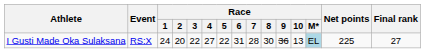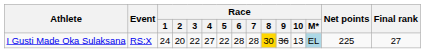(239, 41) 31 -> (239, 41) 28
(269, 41) no background -> (269, 41) gold background
